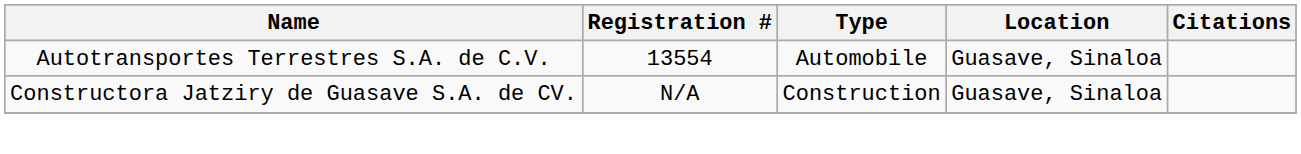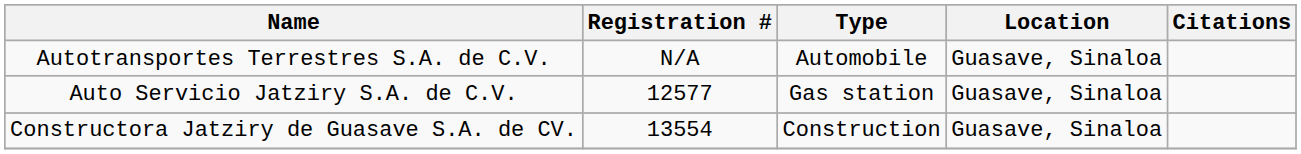(680, 59) 13554 -> (680, 59) N/A
+ row: (294, 94)
(680, 94) N/A -> (680, 130) 13554
